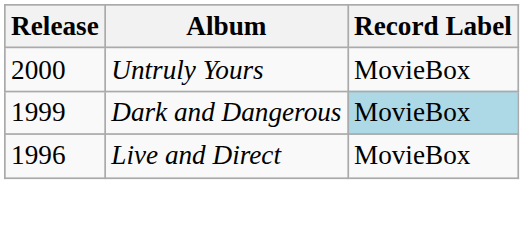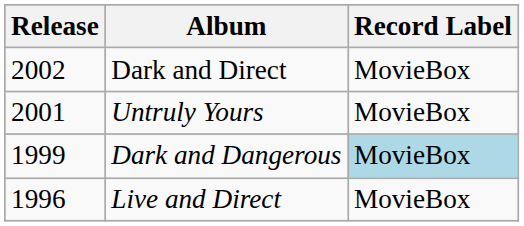+ row: (199, 69)
(38, 69) 2000 -> (38, 112) 2001
